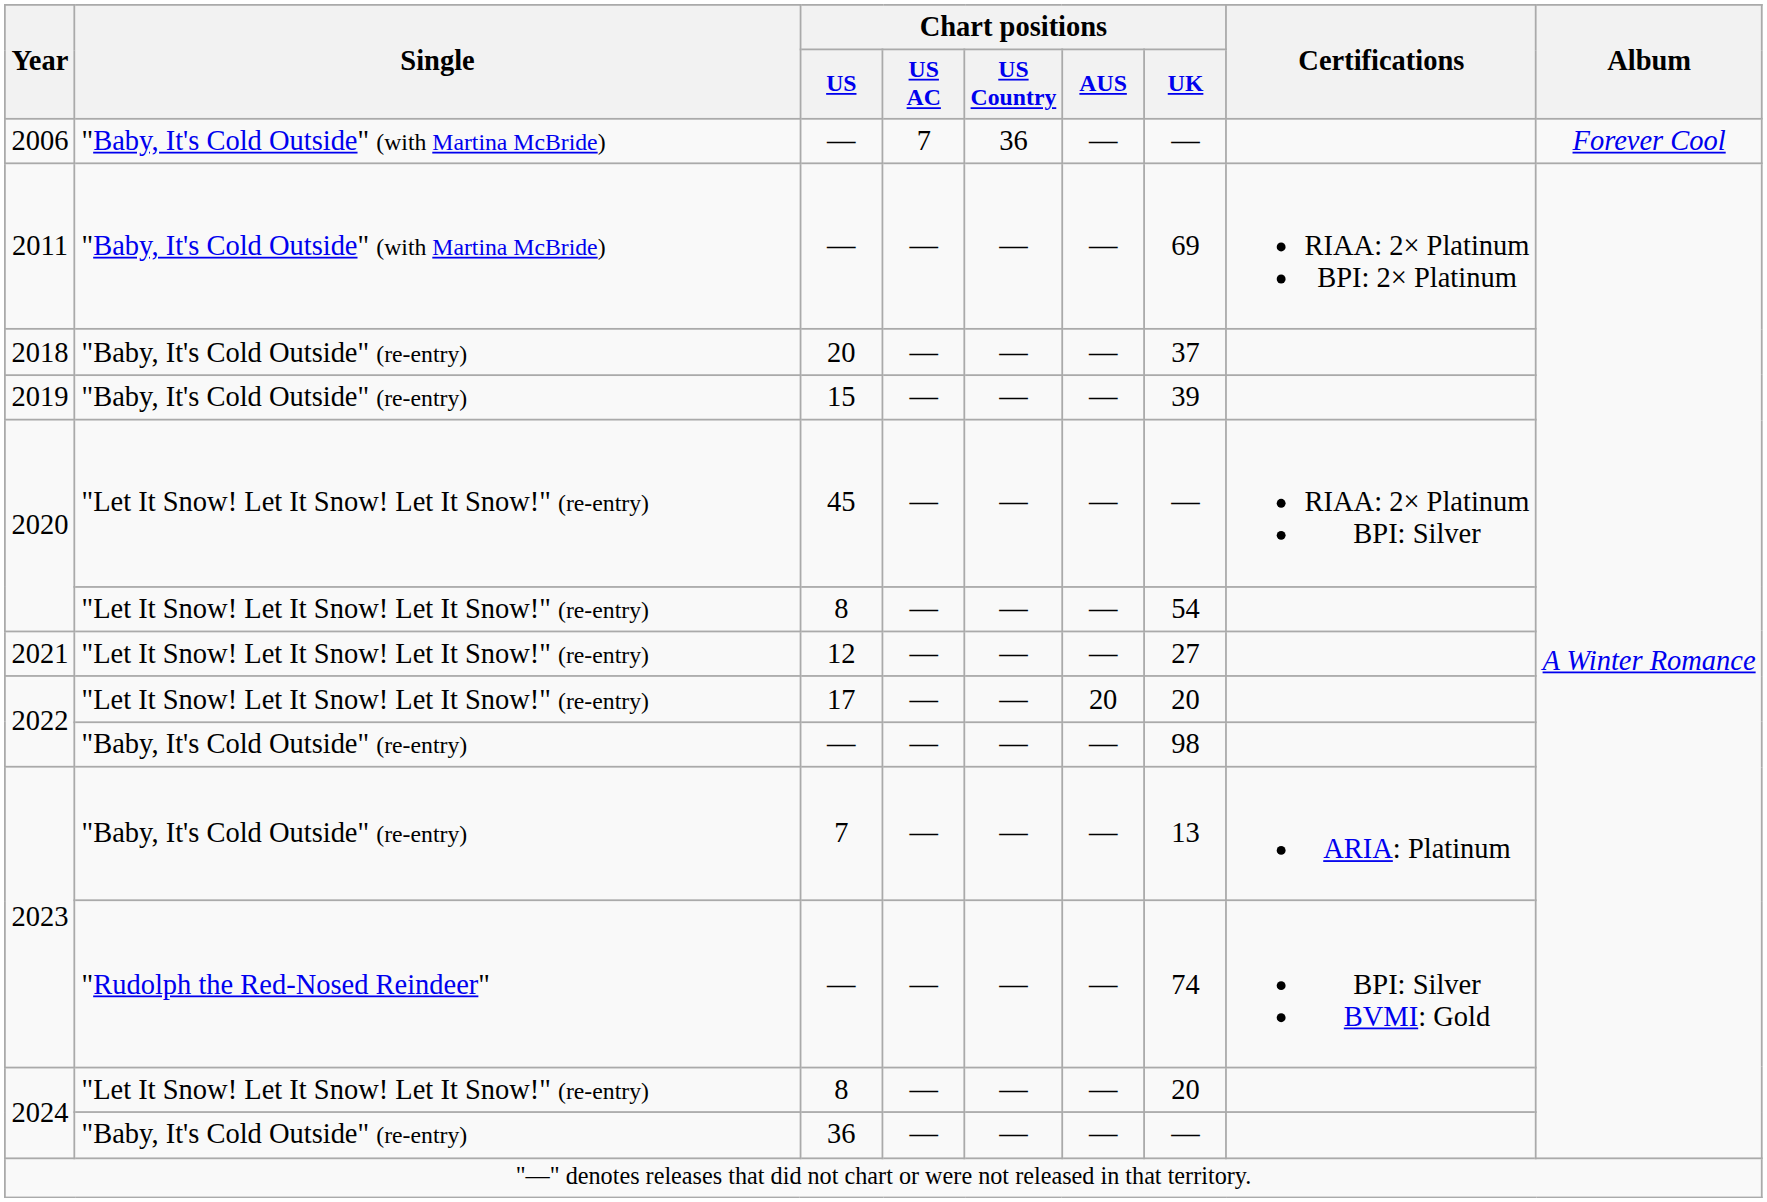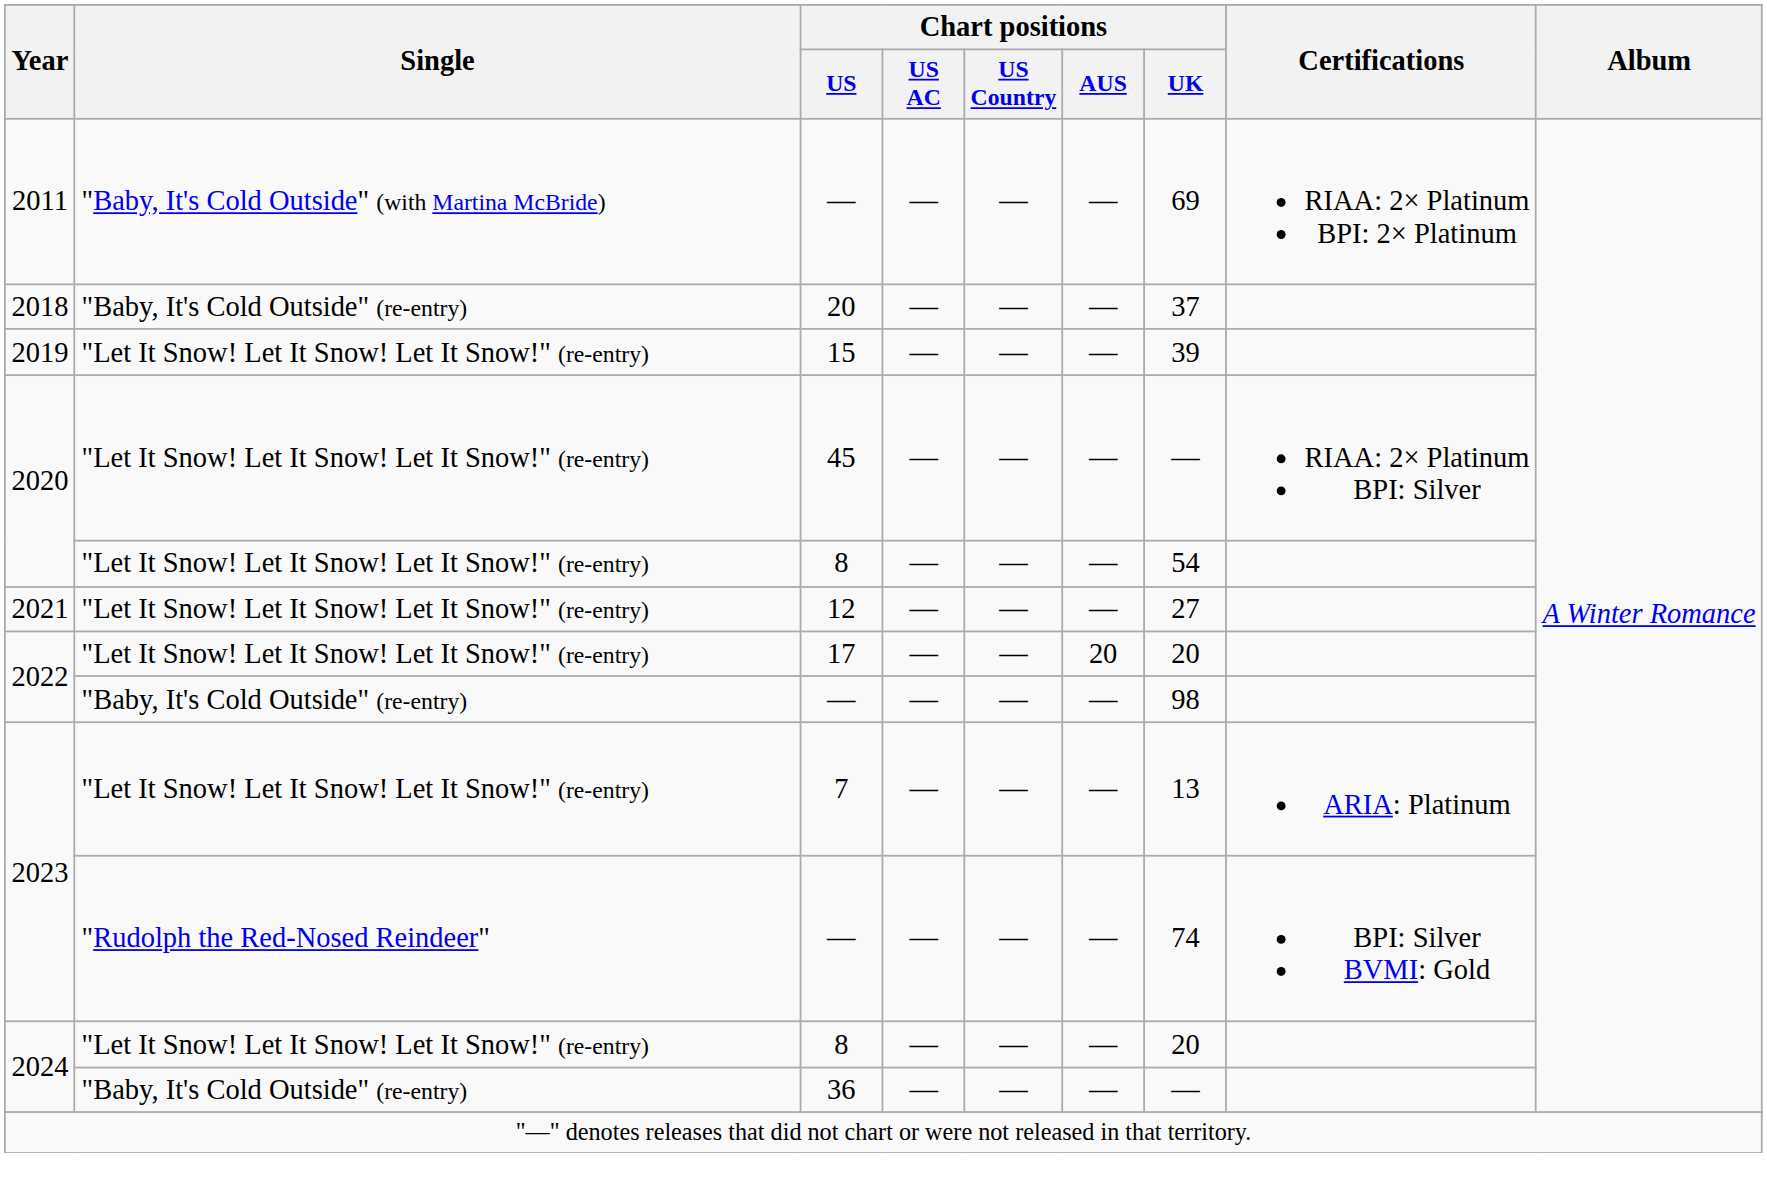- row: (40, 140)
(274, 396) "Baby, It's Cold Outside" (re-entry) -> (365, 351) "Let It Snow! Let It Snow! Let It Snow!" (re-entry)
(274, 833) "Baby, It's Cold Outside" (re-entry) -> (365, 788) "Let It Snow! Let It Snow! Let It Snow!" (re-entry)
